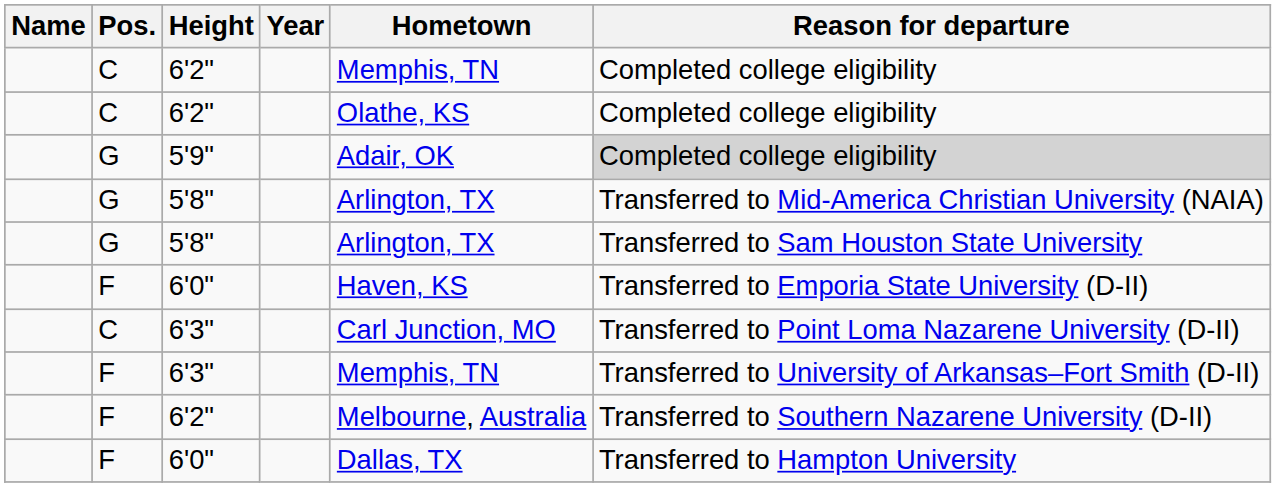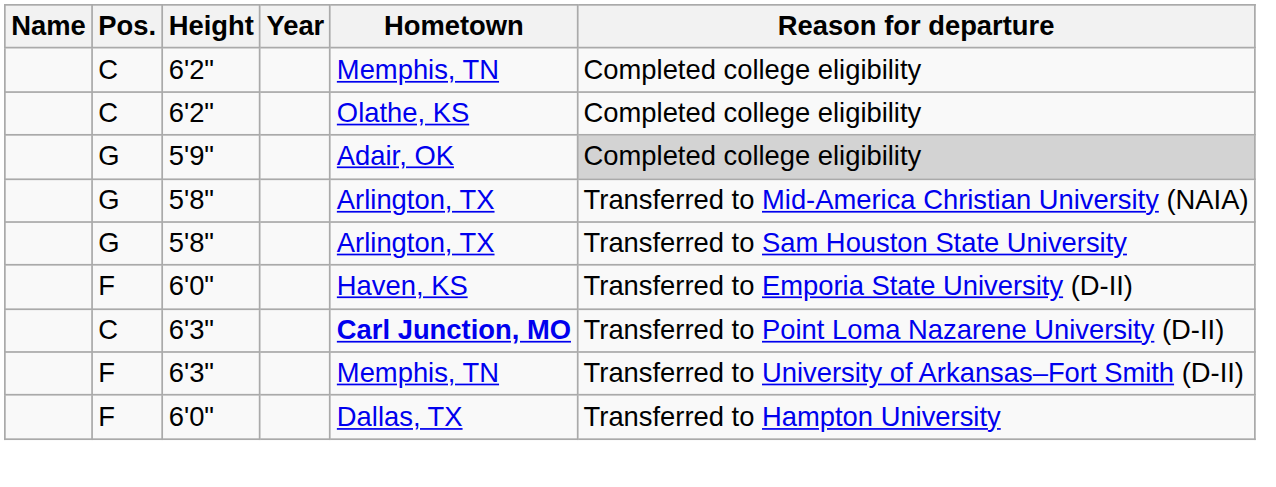(446, 329) normal -> (454, 329) bold
- row: (107, 416)
